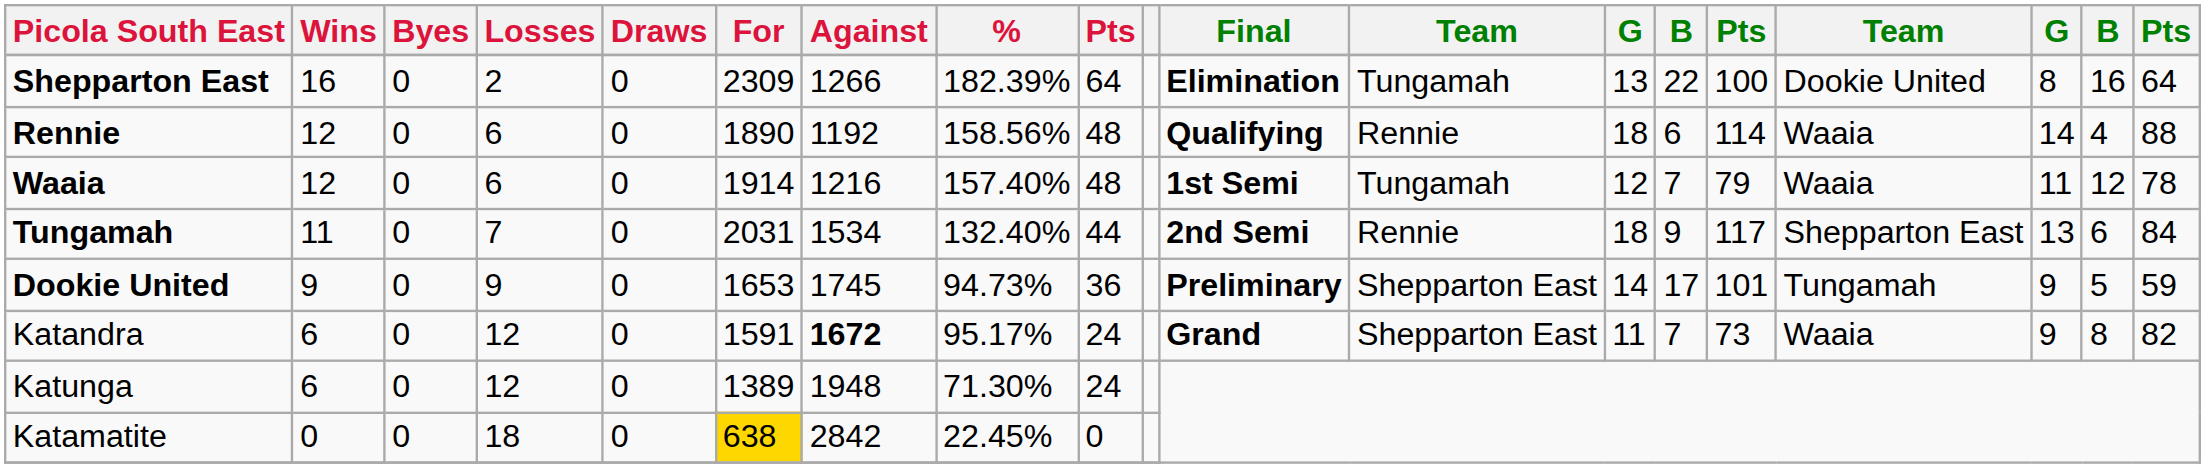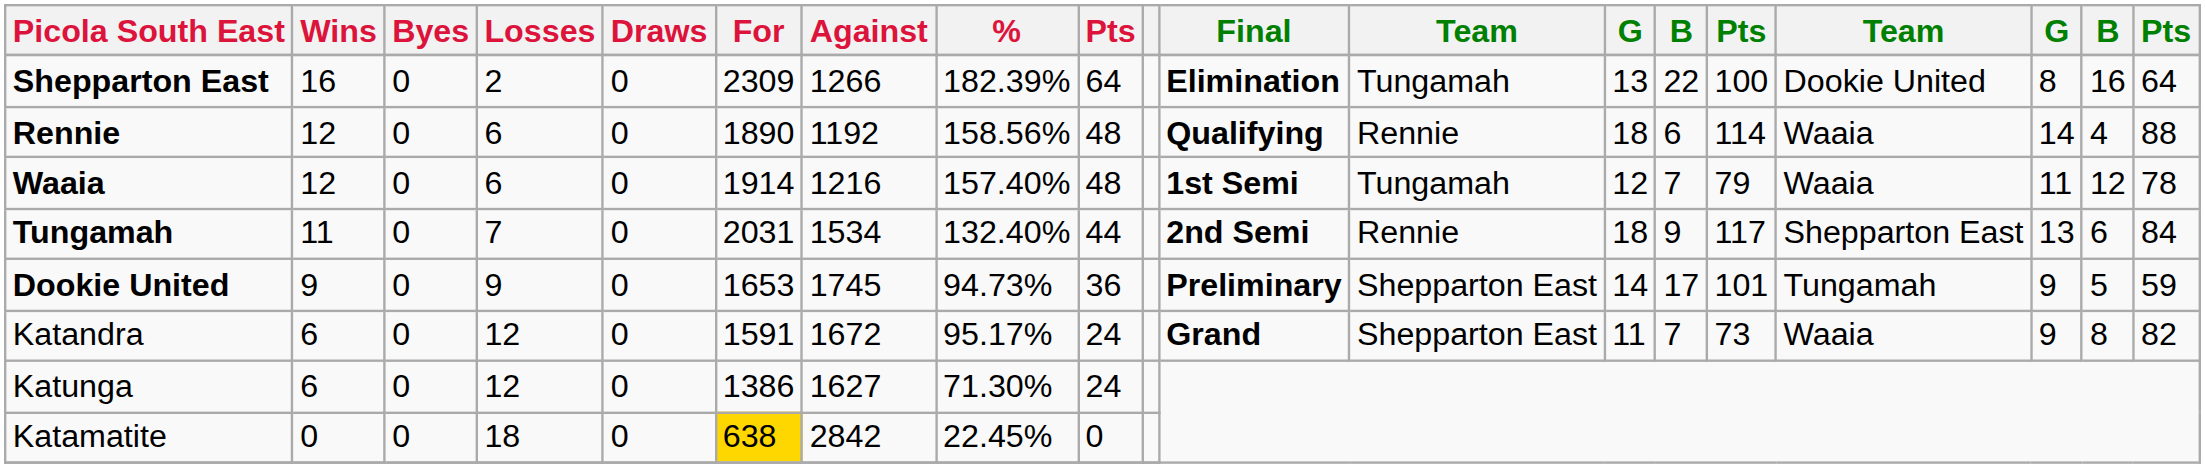(846, 335) bold -> (846, 335) normal
(759, 386) 1389 -> (759, 386) 1386
(846, 386) 1948 -> (846, 386) 1627
